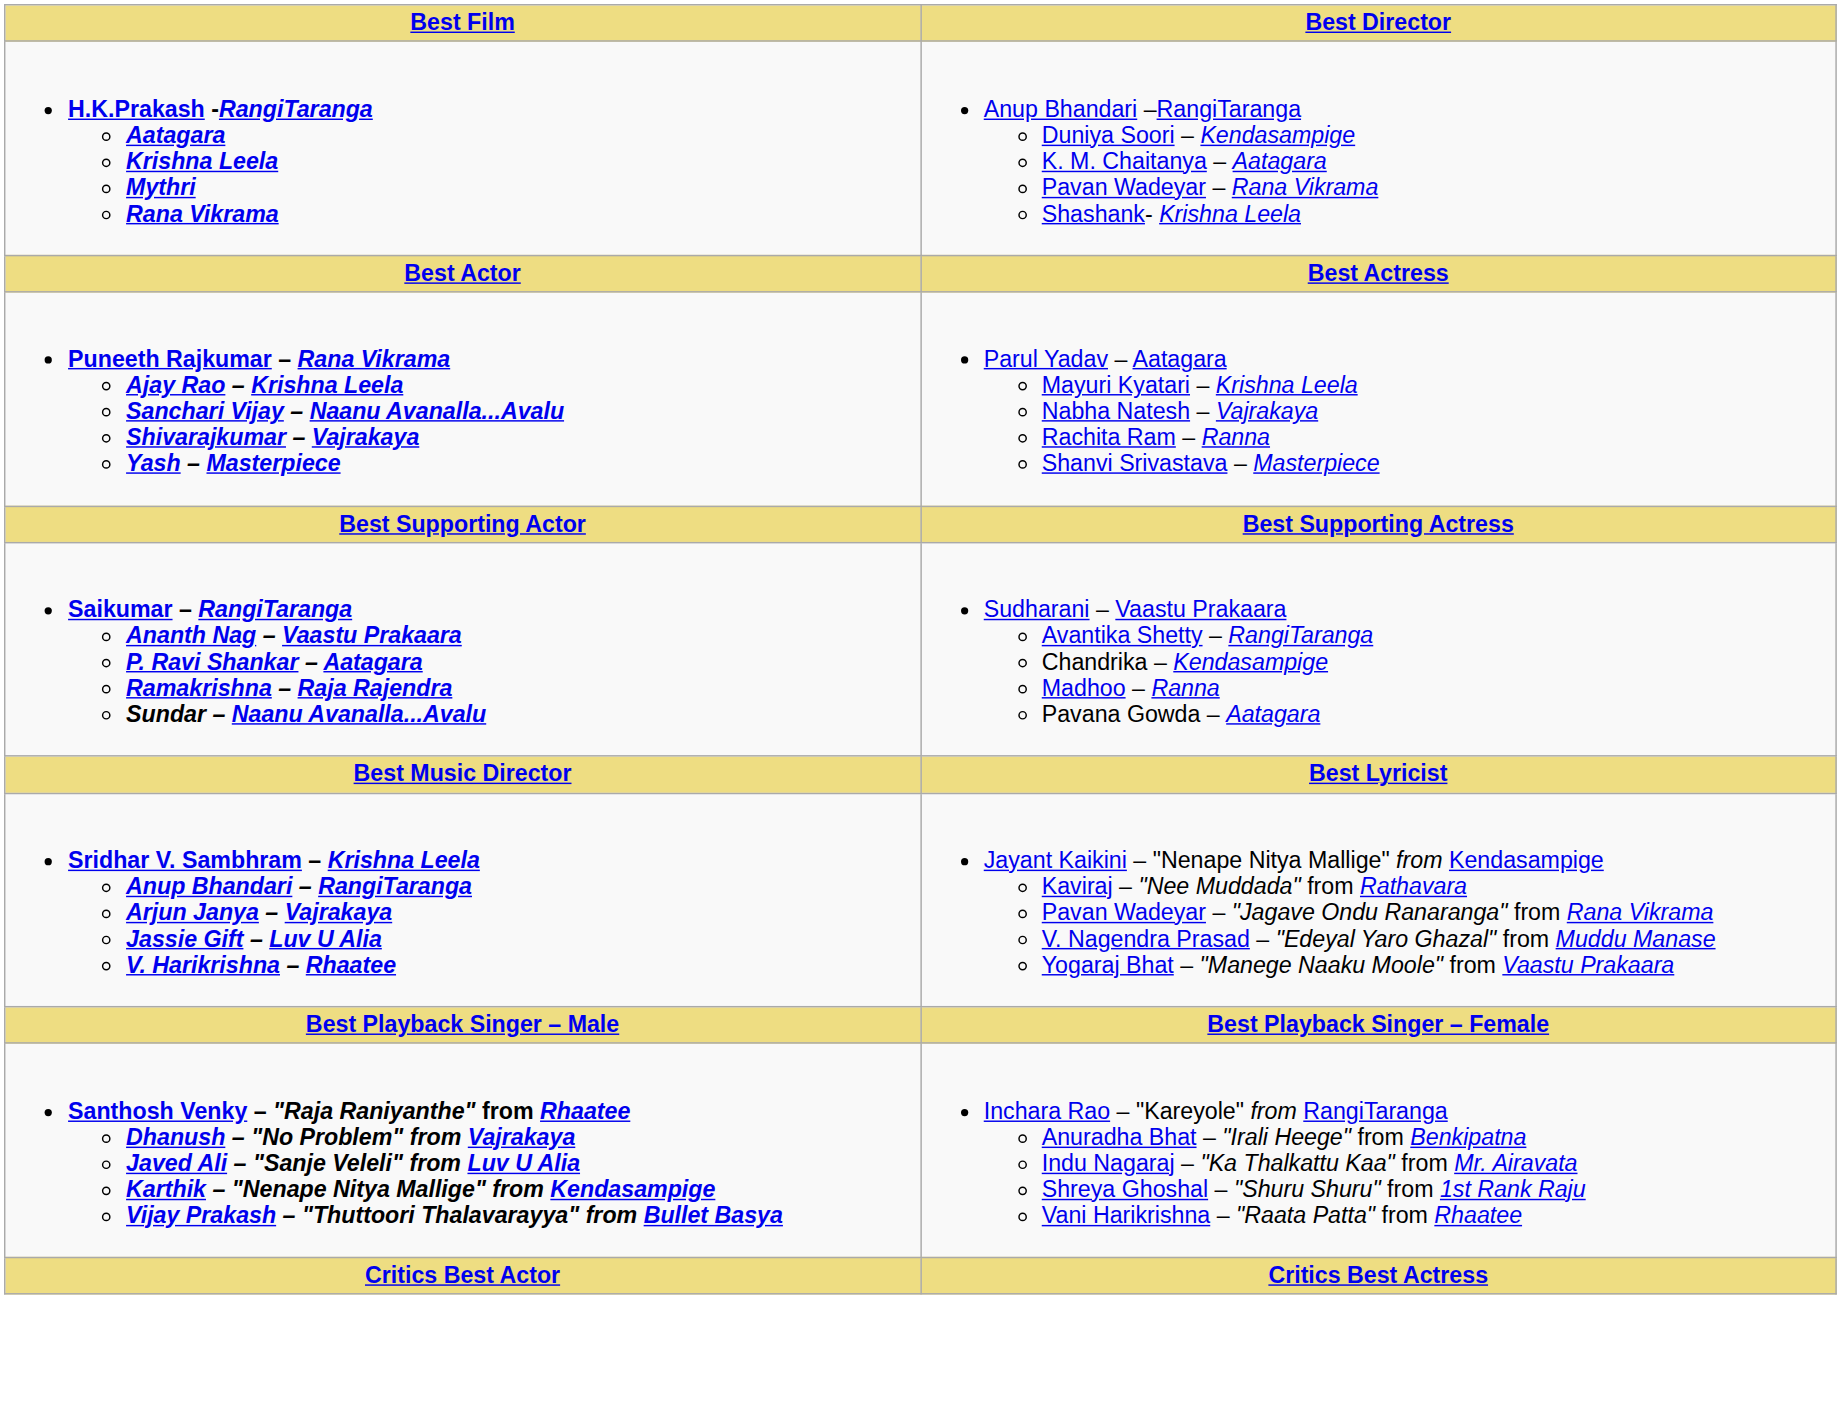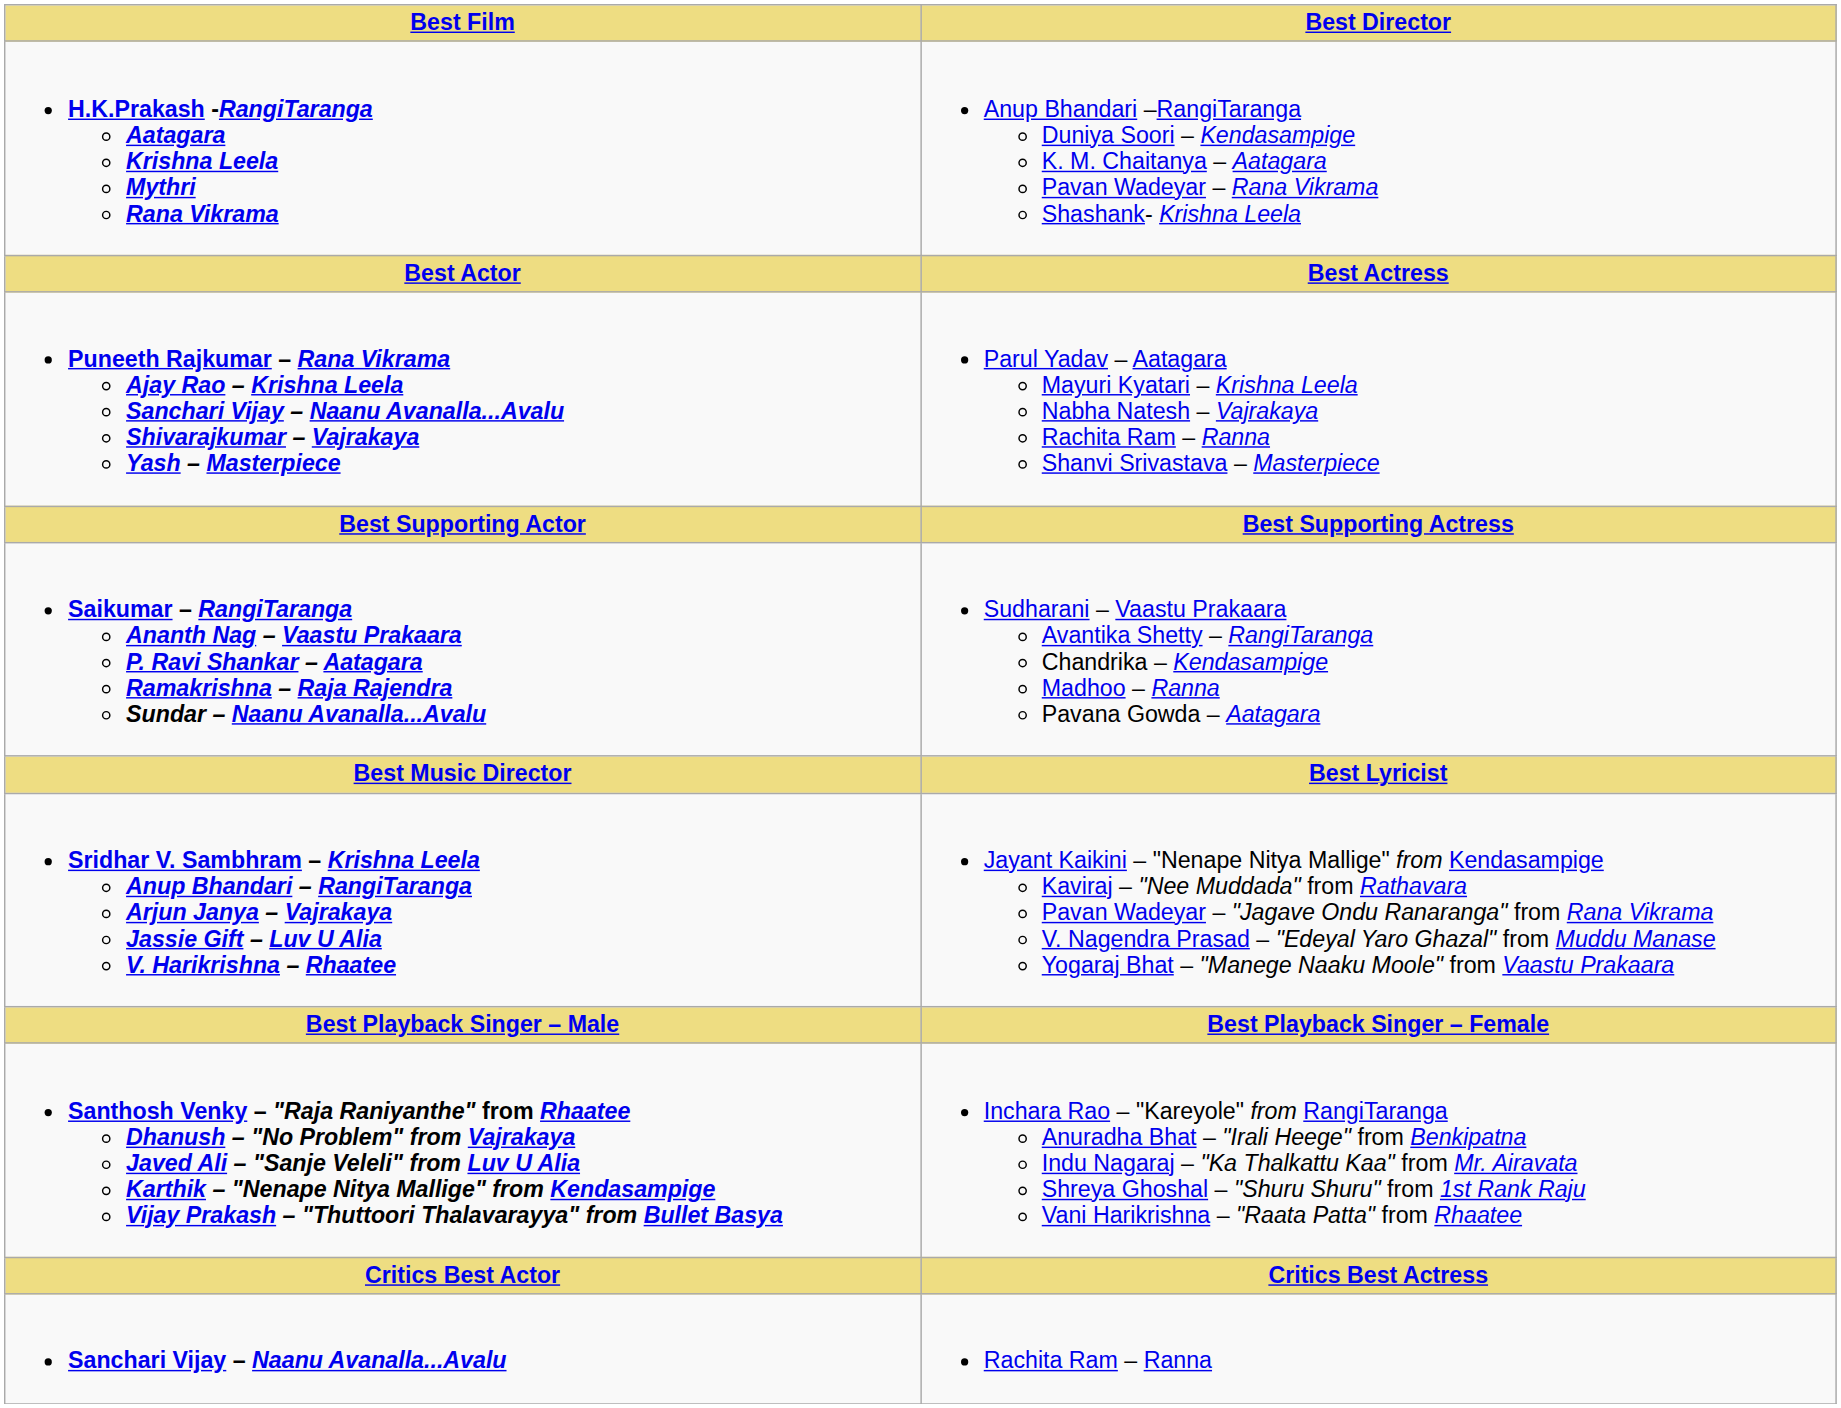+ row: (463, 1362)
